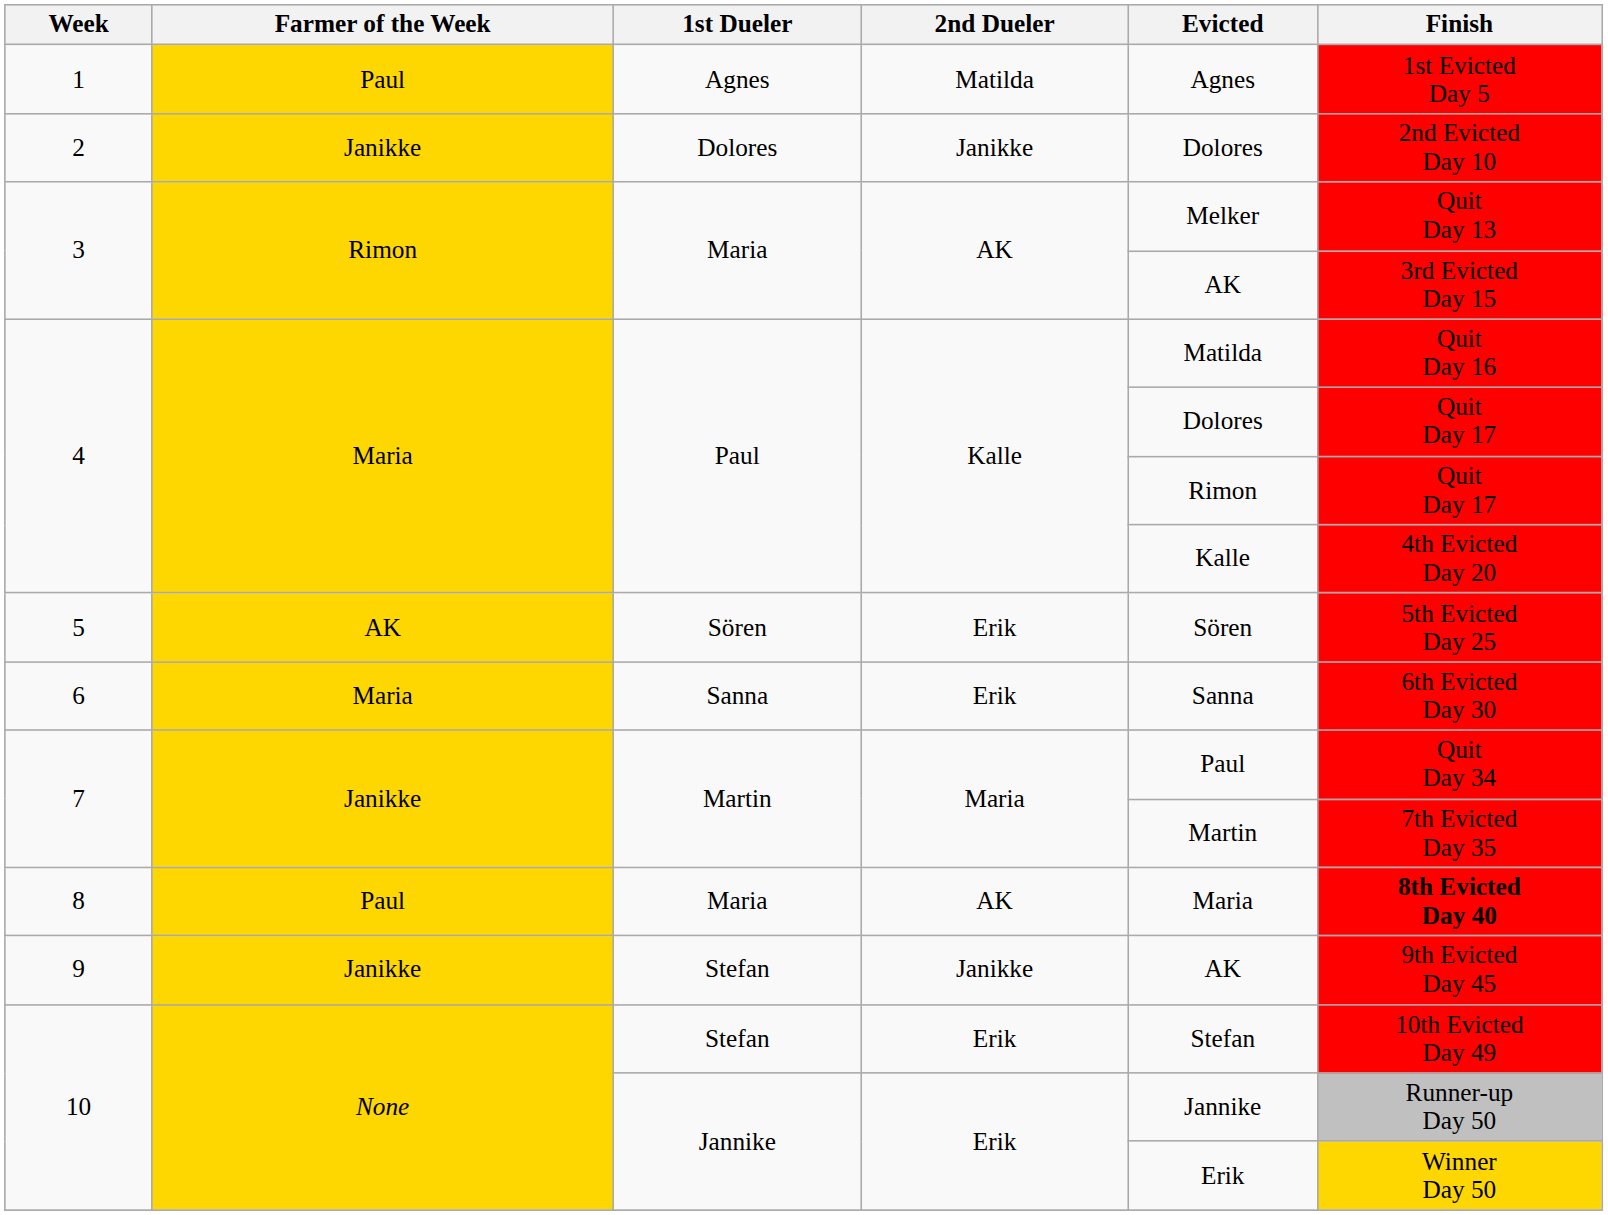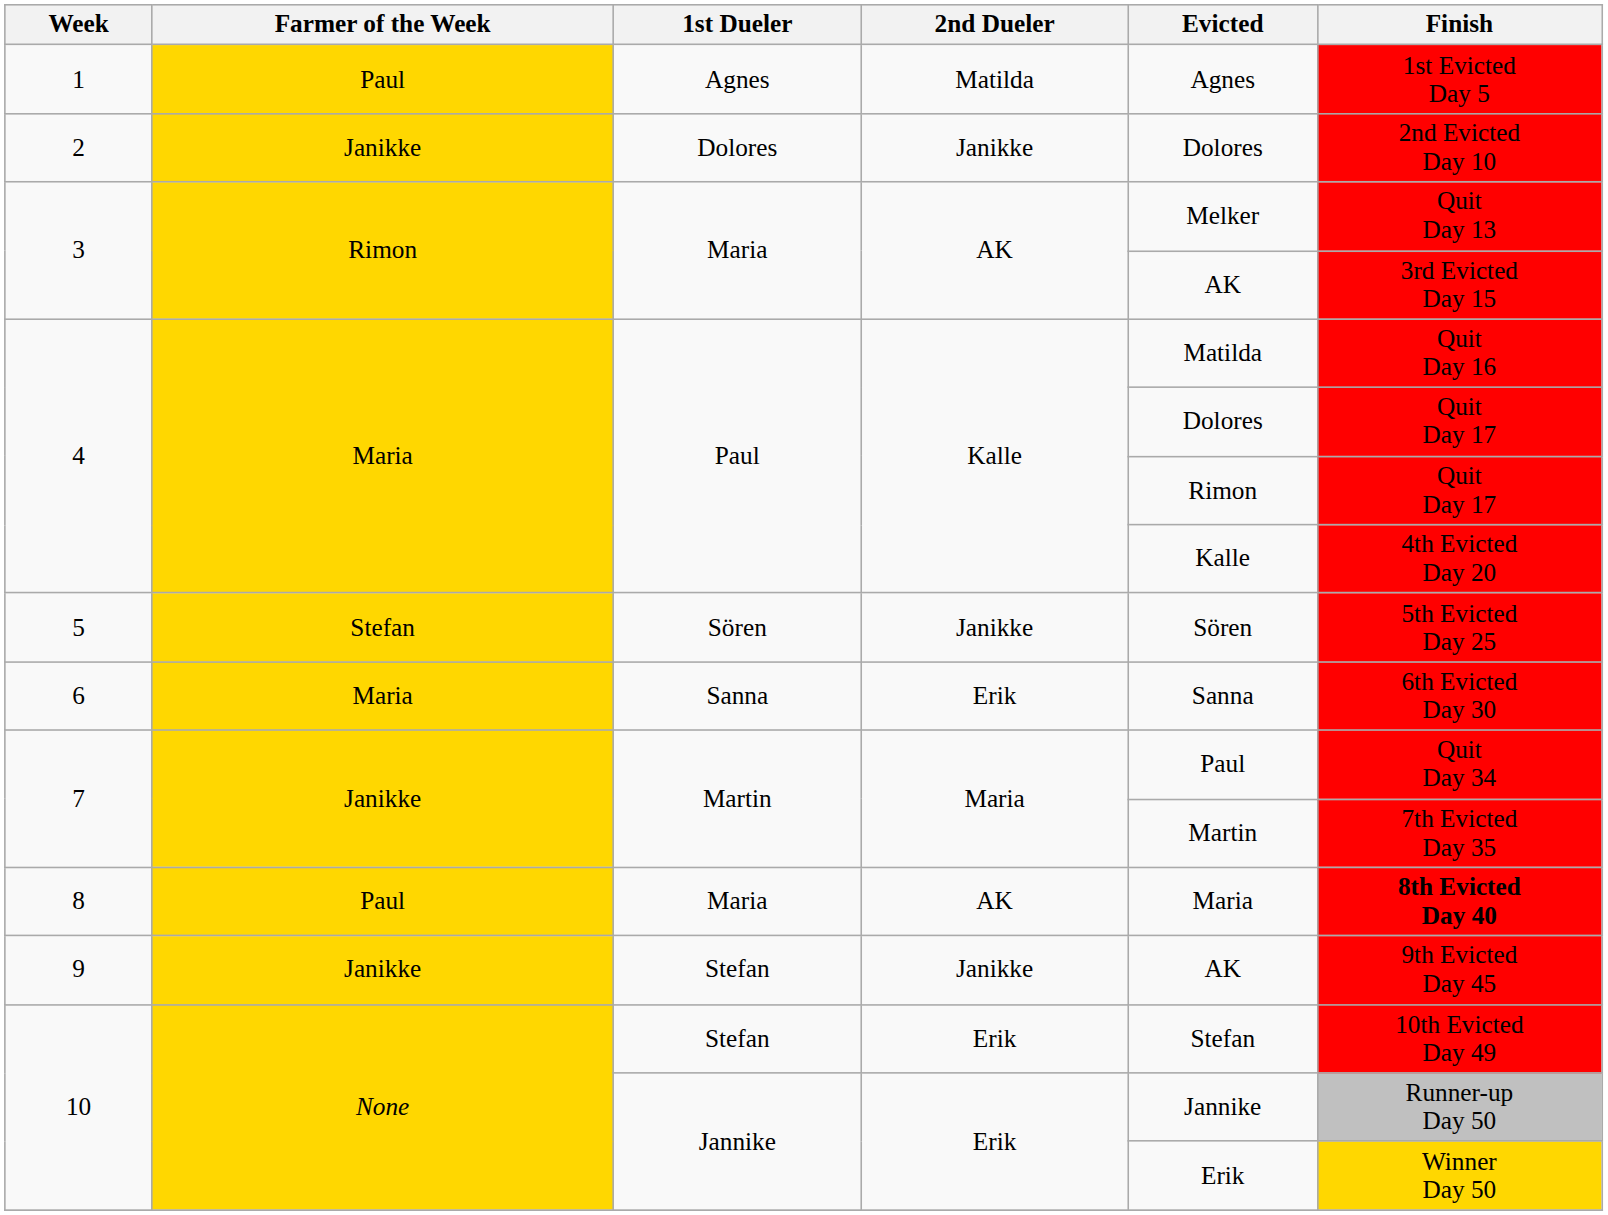(383, 627) AK -> (383, 627) Stefan
(995, 627) Erik -> (995, 627) Janikke
